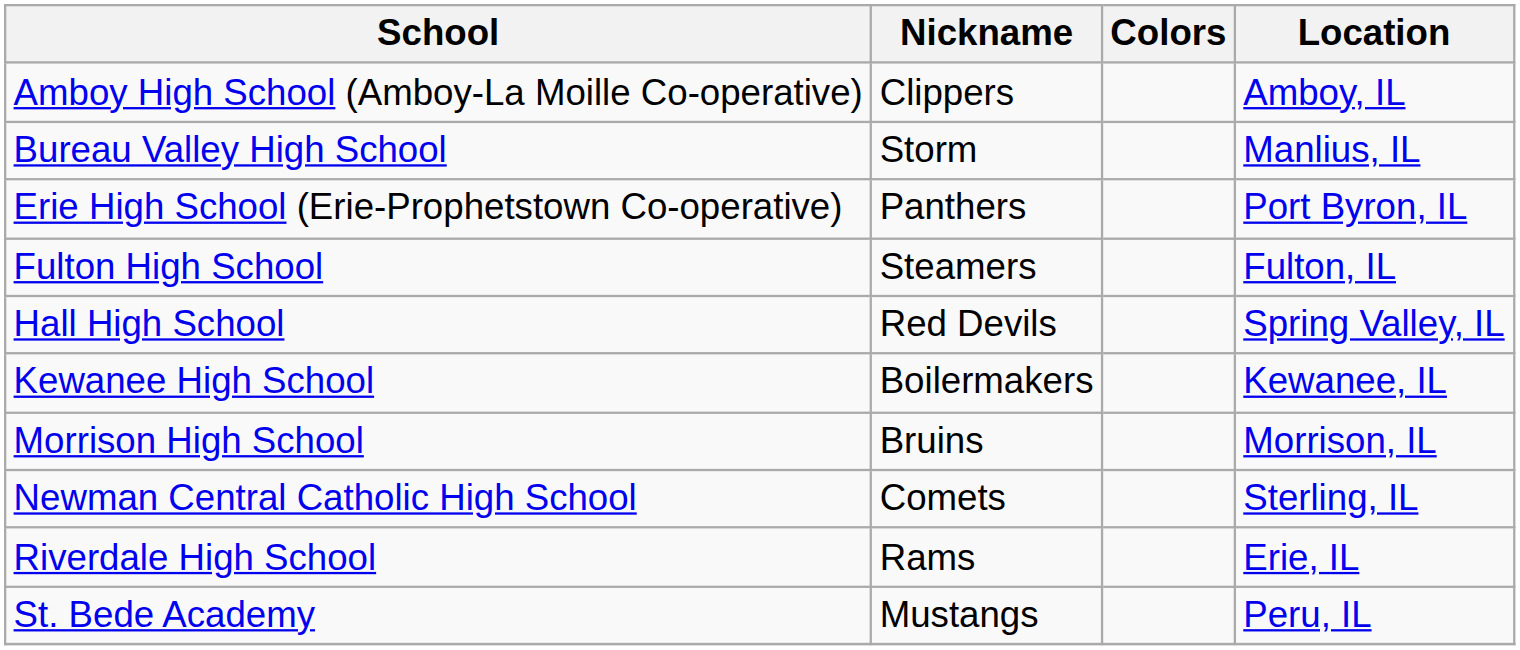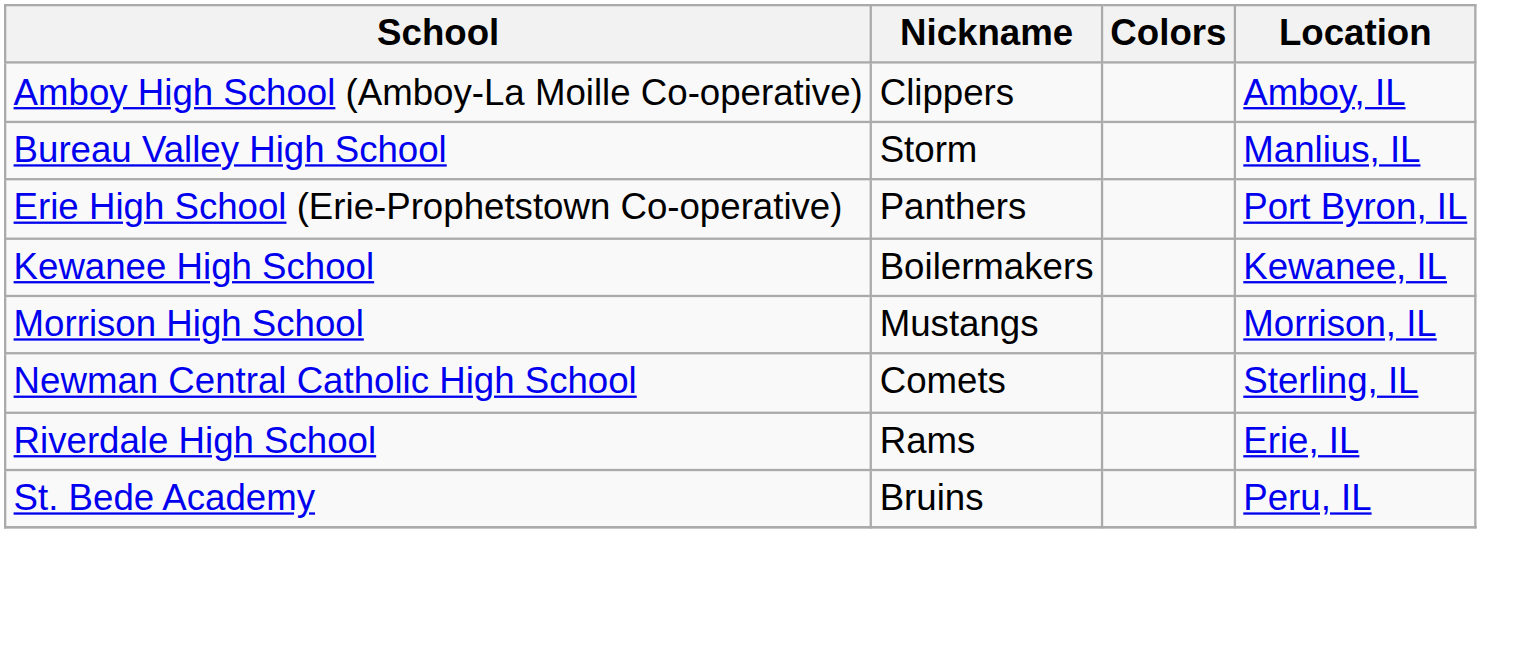- row: (168, 265)
- row: (149, 324)
(932, 440) Bruins -> (959, 324) Mustangs
(959, 614) Mustangs -> (932, 498) Bruins
